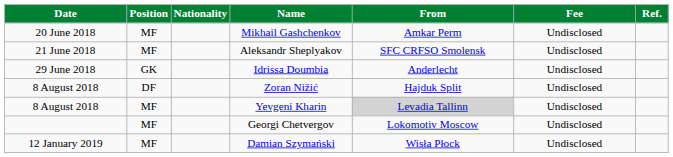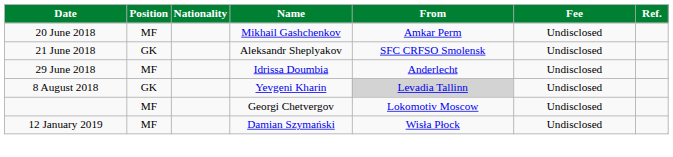(149, 51) MF -> (149, 51) GK
(149, 69) GK -> (149, 69) MF
- row: (291, 88)
(149, 106) MF -> (149, 88) GK
